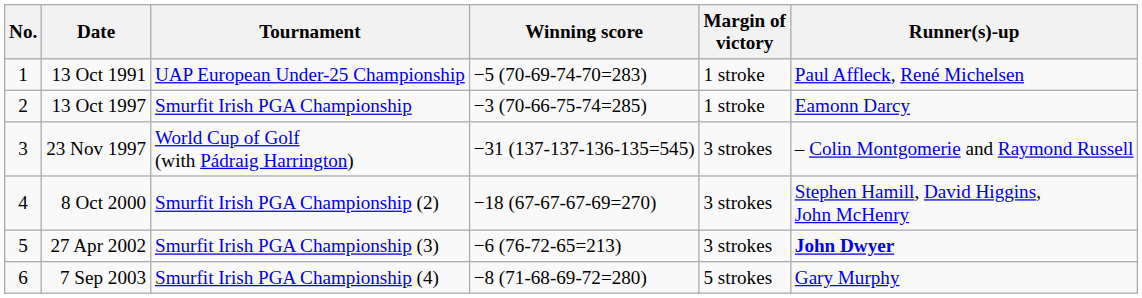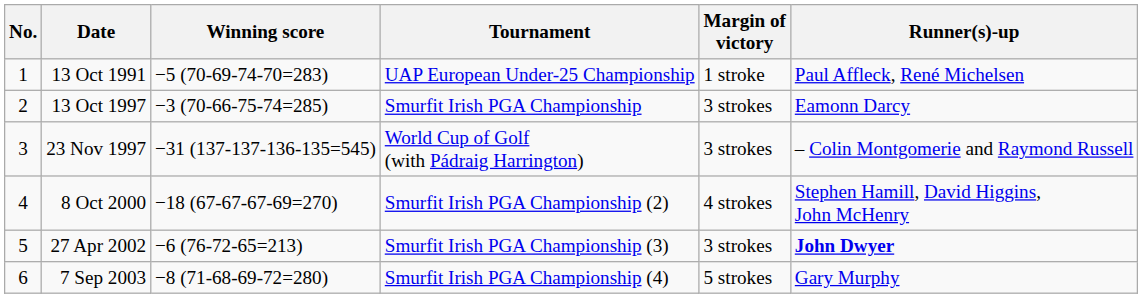columns swapped: (310, 31) <-> (584, 31)
(734, 106) 1 stroke -> (738, 106) 3 strokes
(738, 203) 3 strokes -> (738, 203) 4 strokes
